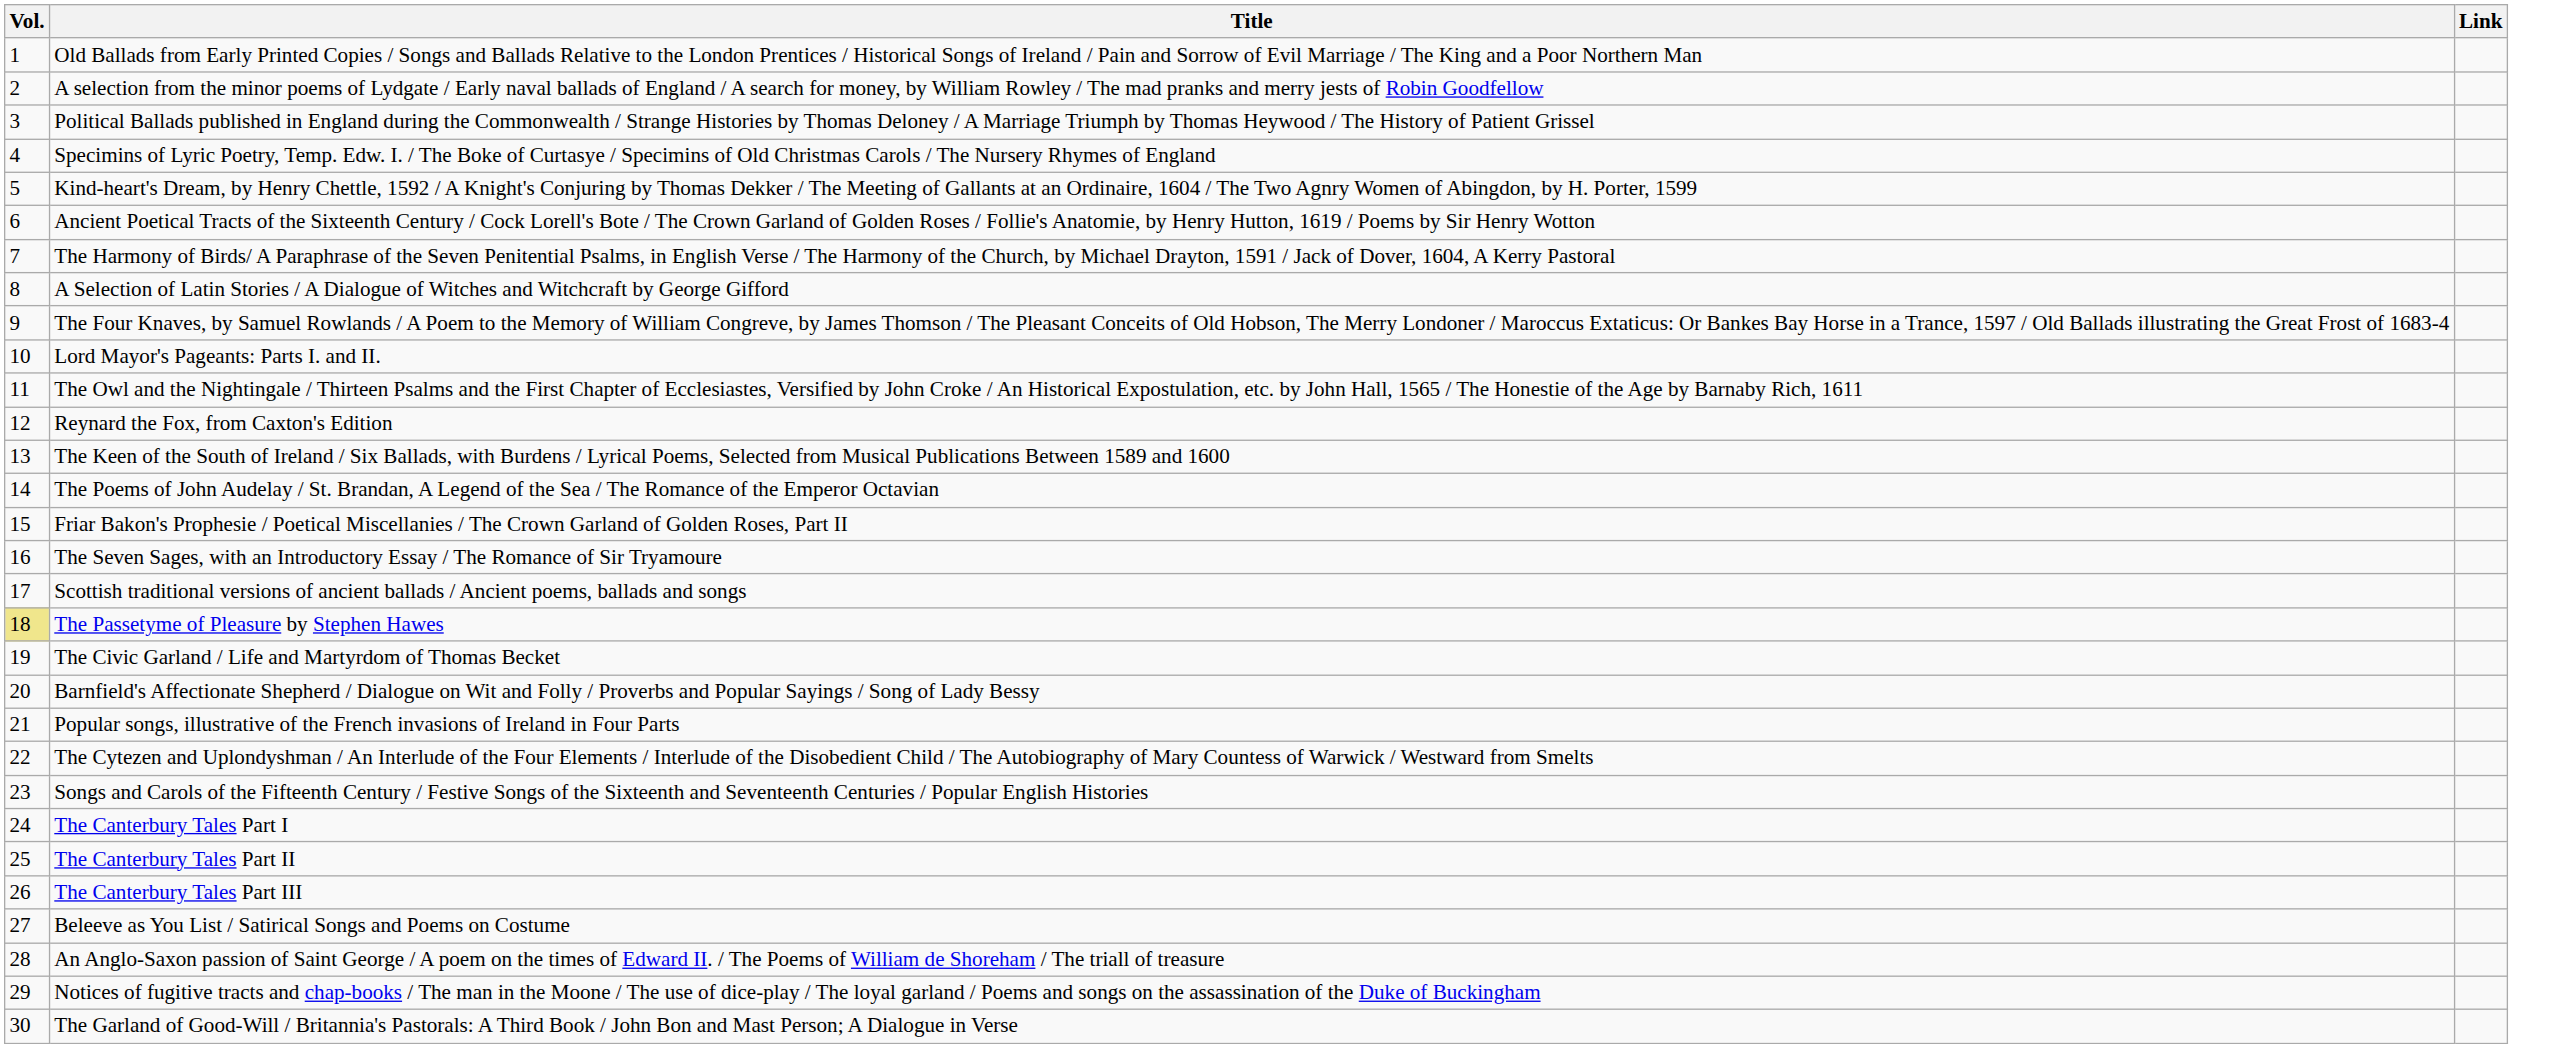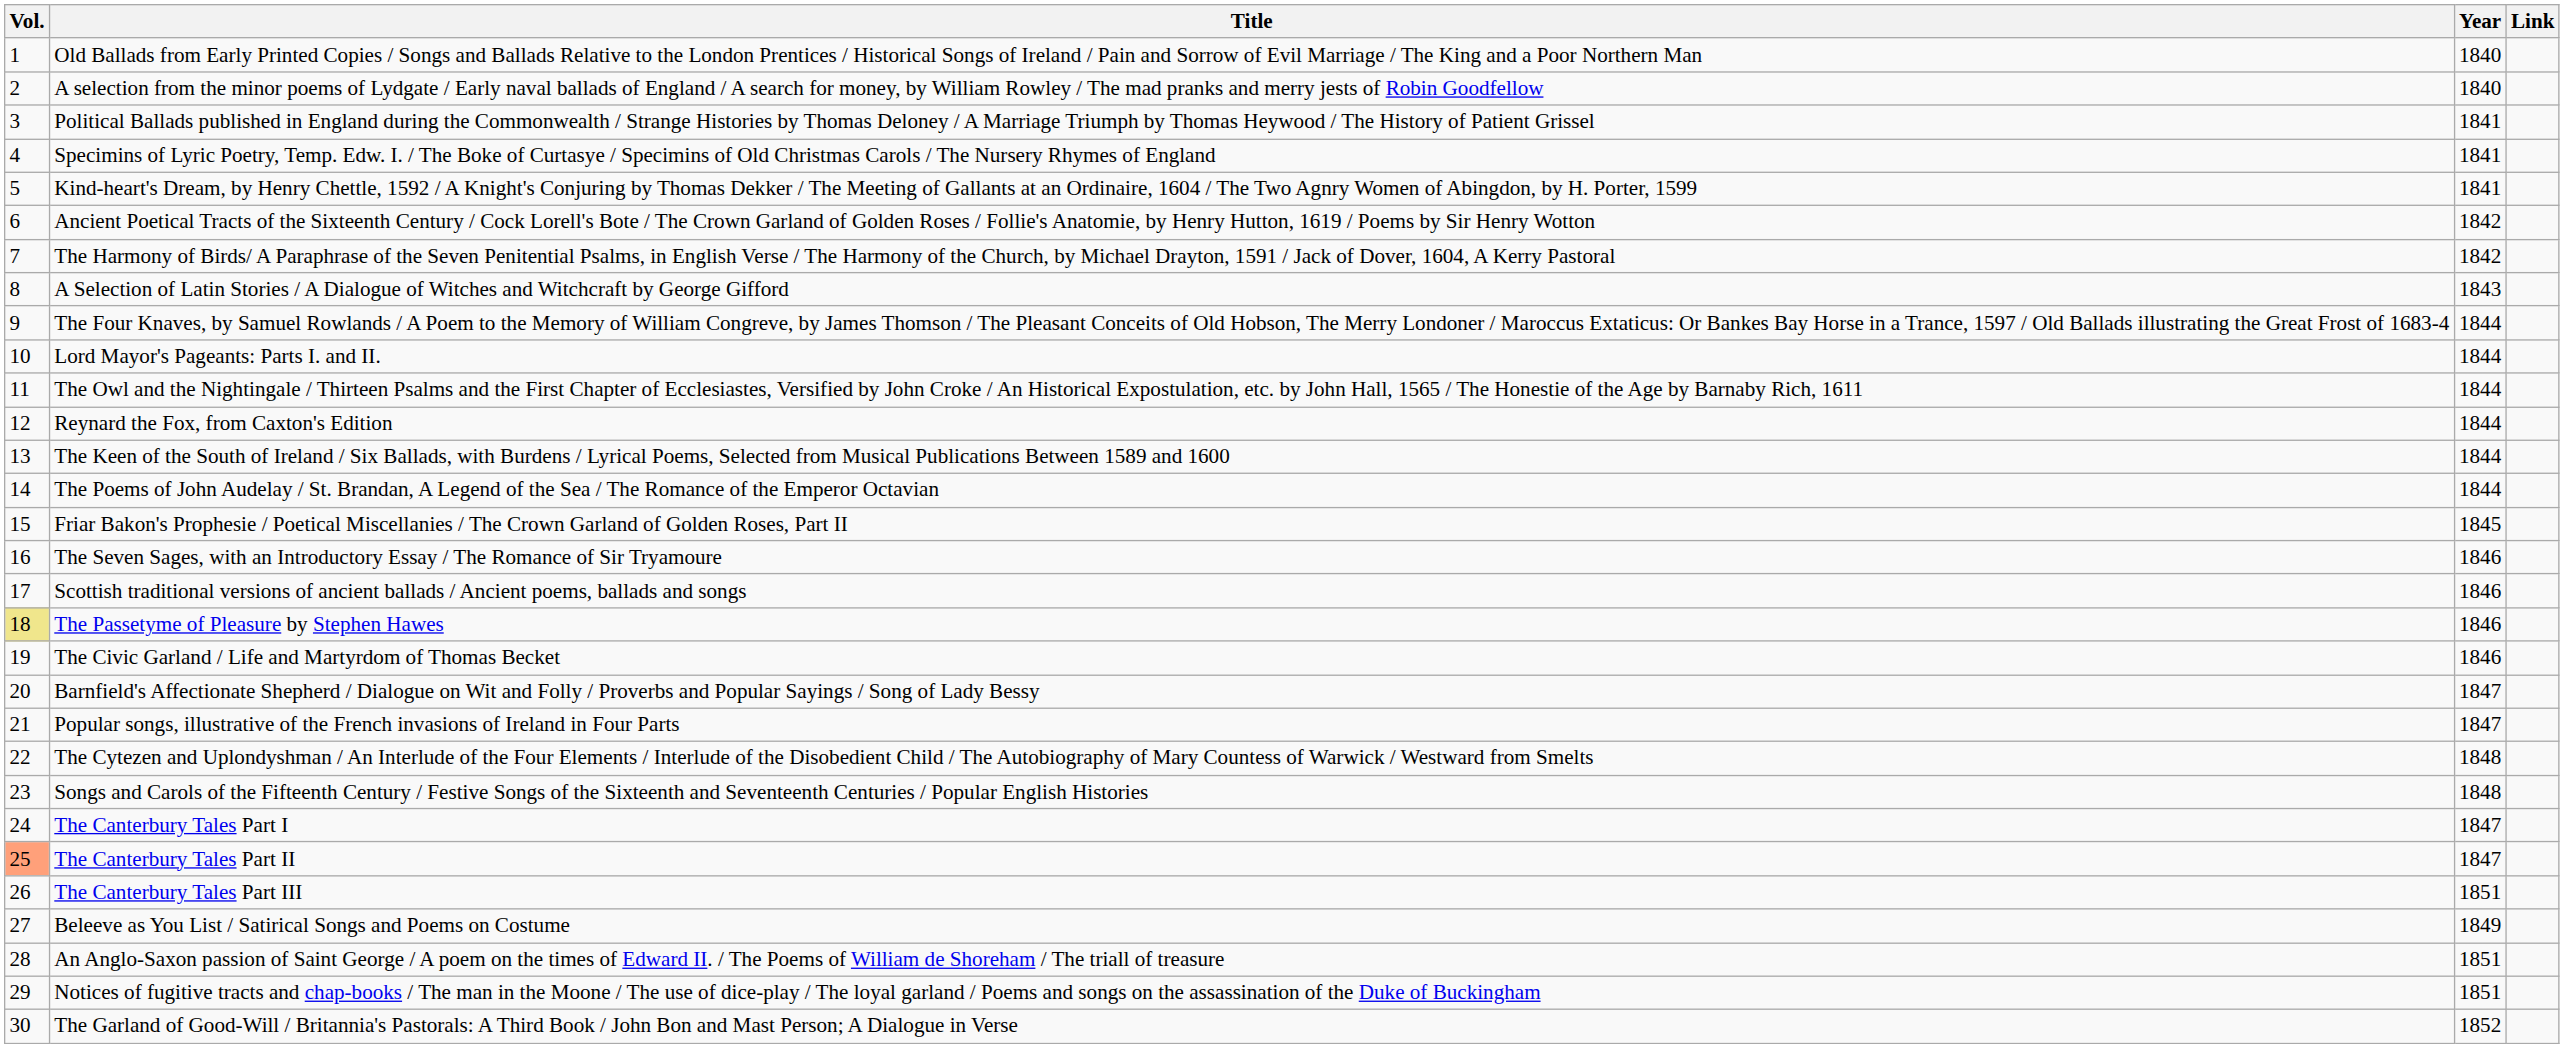+ column: (2480, 21)
(20, 858) no background -> (20, 858) lightsalmon background
